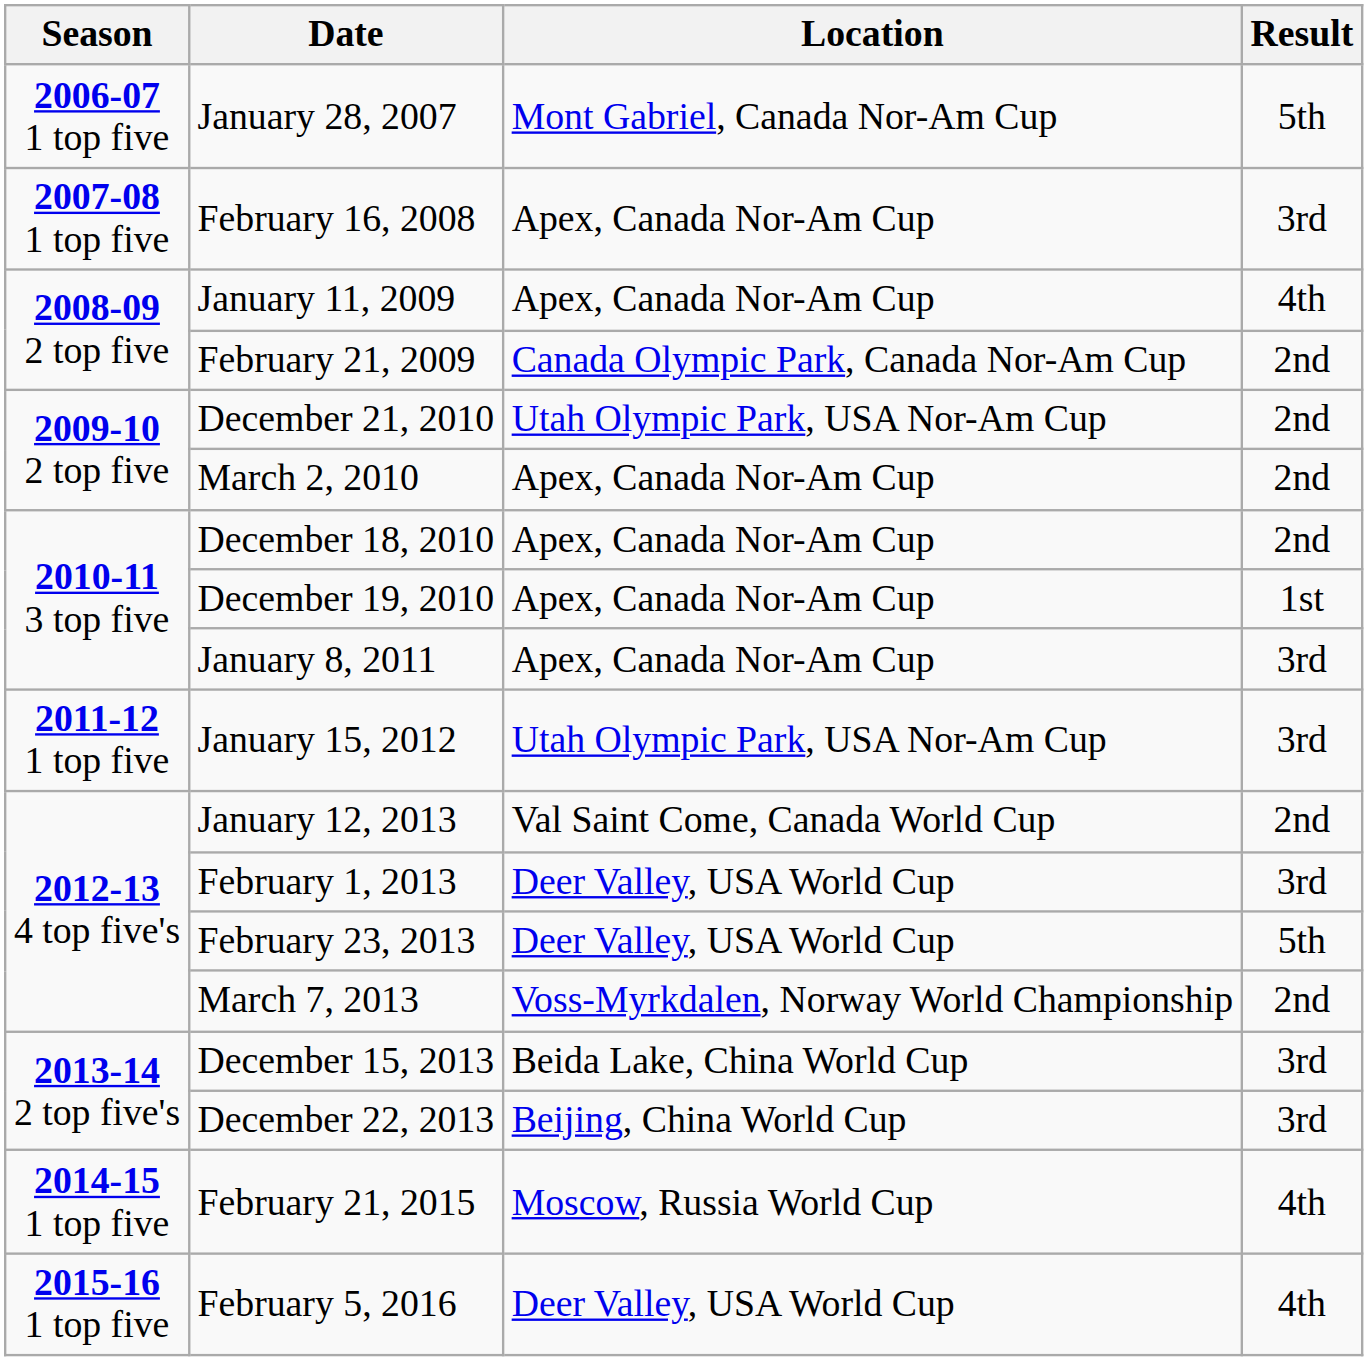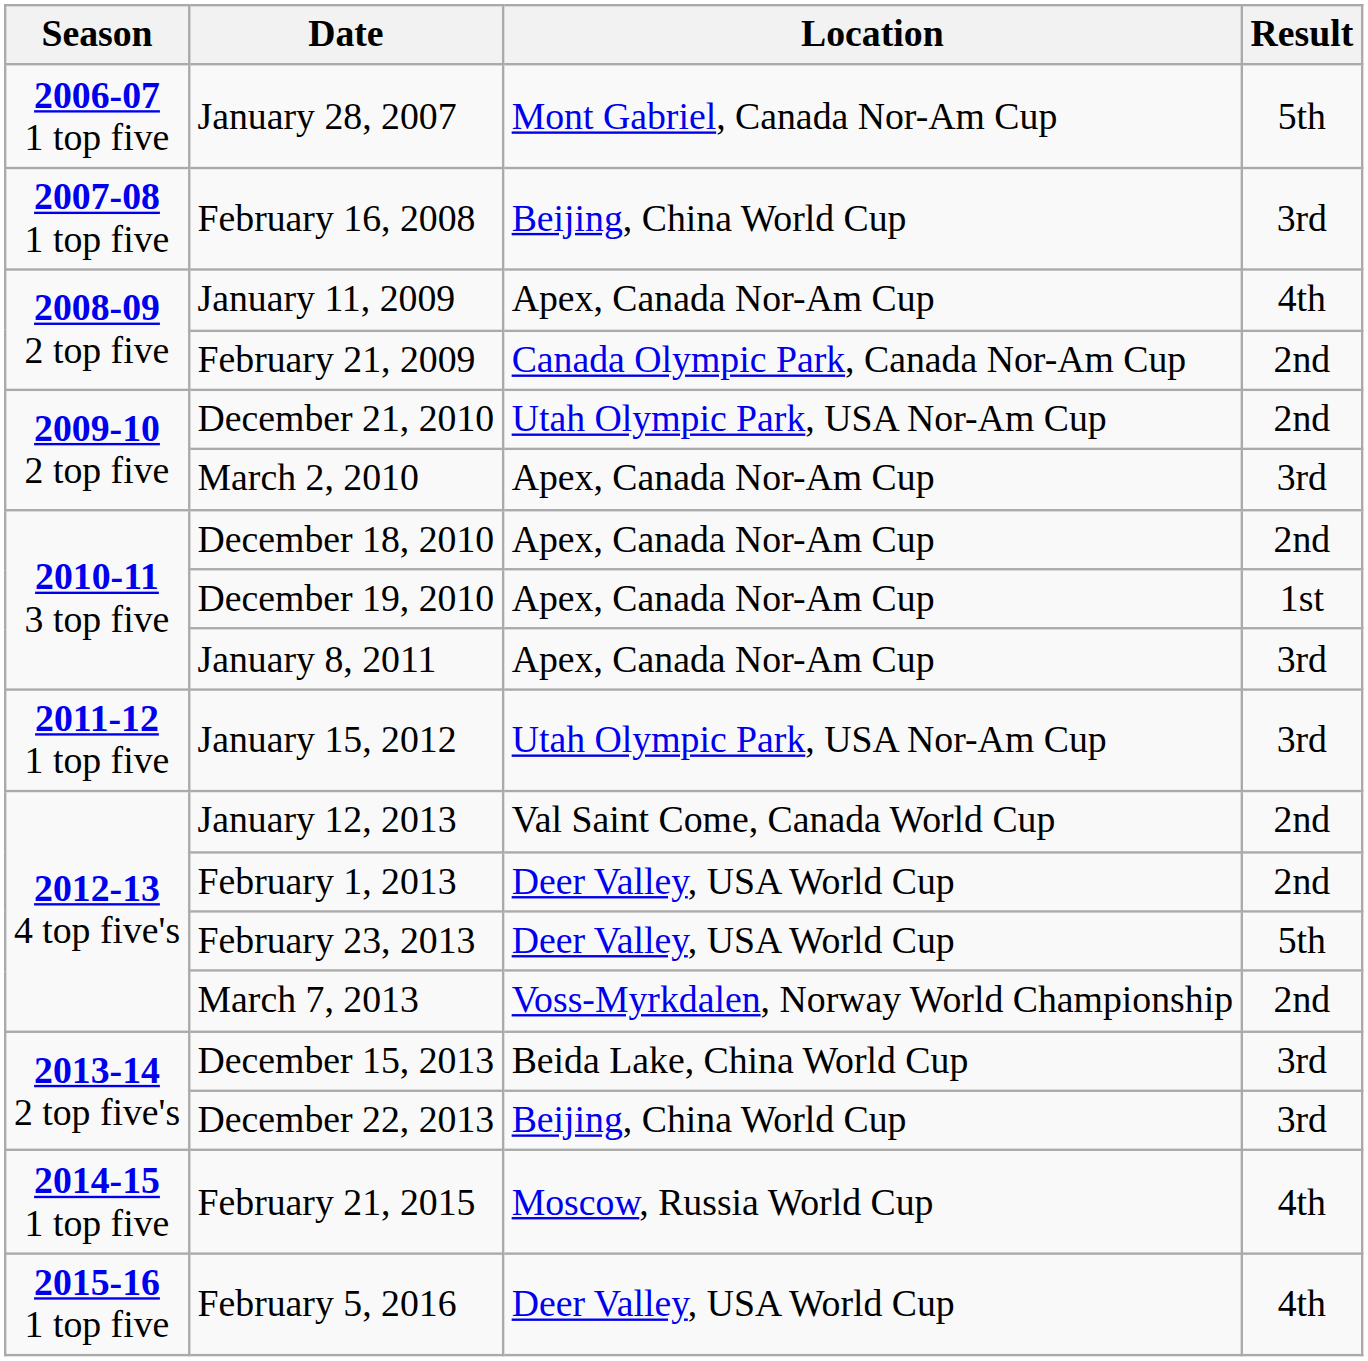(723, 217) Apex, Canada Nor-Am Cup -> (709, 217) Beijing, China World Cup
(1302, 478) 2nd -> (1302, 478) 3rd
(1302, 880) 3rd -> (1302, 880) 2nd
